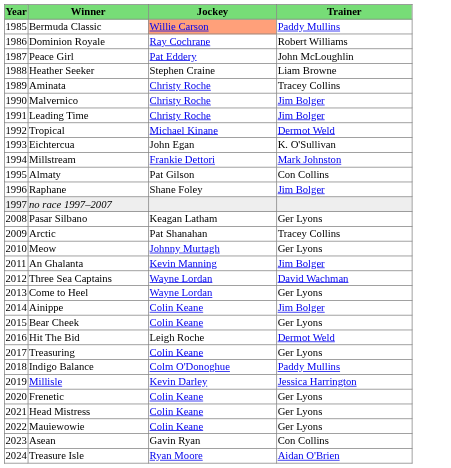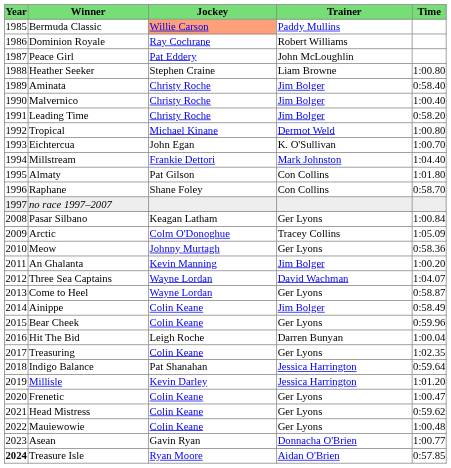+ column: (429, 11)
(309, 85) Tracey Collins -> (301, 85) Jim Bolger
(301, 189) Jim Bolger -> (303, 189) Con Collins
(178, 233) Pat Shanahan -> (190, 233) Colm O'Donoghue
(306, 337) Dermot Weld -> (310, 337) Darren Bunyan
(190, 367) Colm O'Donoghue -> (178, 367) Pat Shanahan
(309, 367) Paddy Mullins -> (317, 367) Jessica Harrington
(303, 441) Con Collins -> (317, 441) Donnacha O'Brien
(16, 455) normal -> (16, 455) bold
